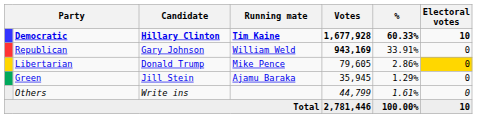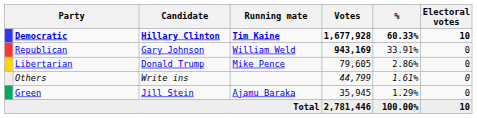(467, 64) gold background -> (467, 64) no background
rows swapped: (28, 78) <-> (31, 92)
